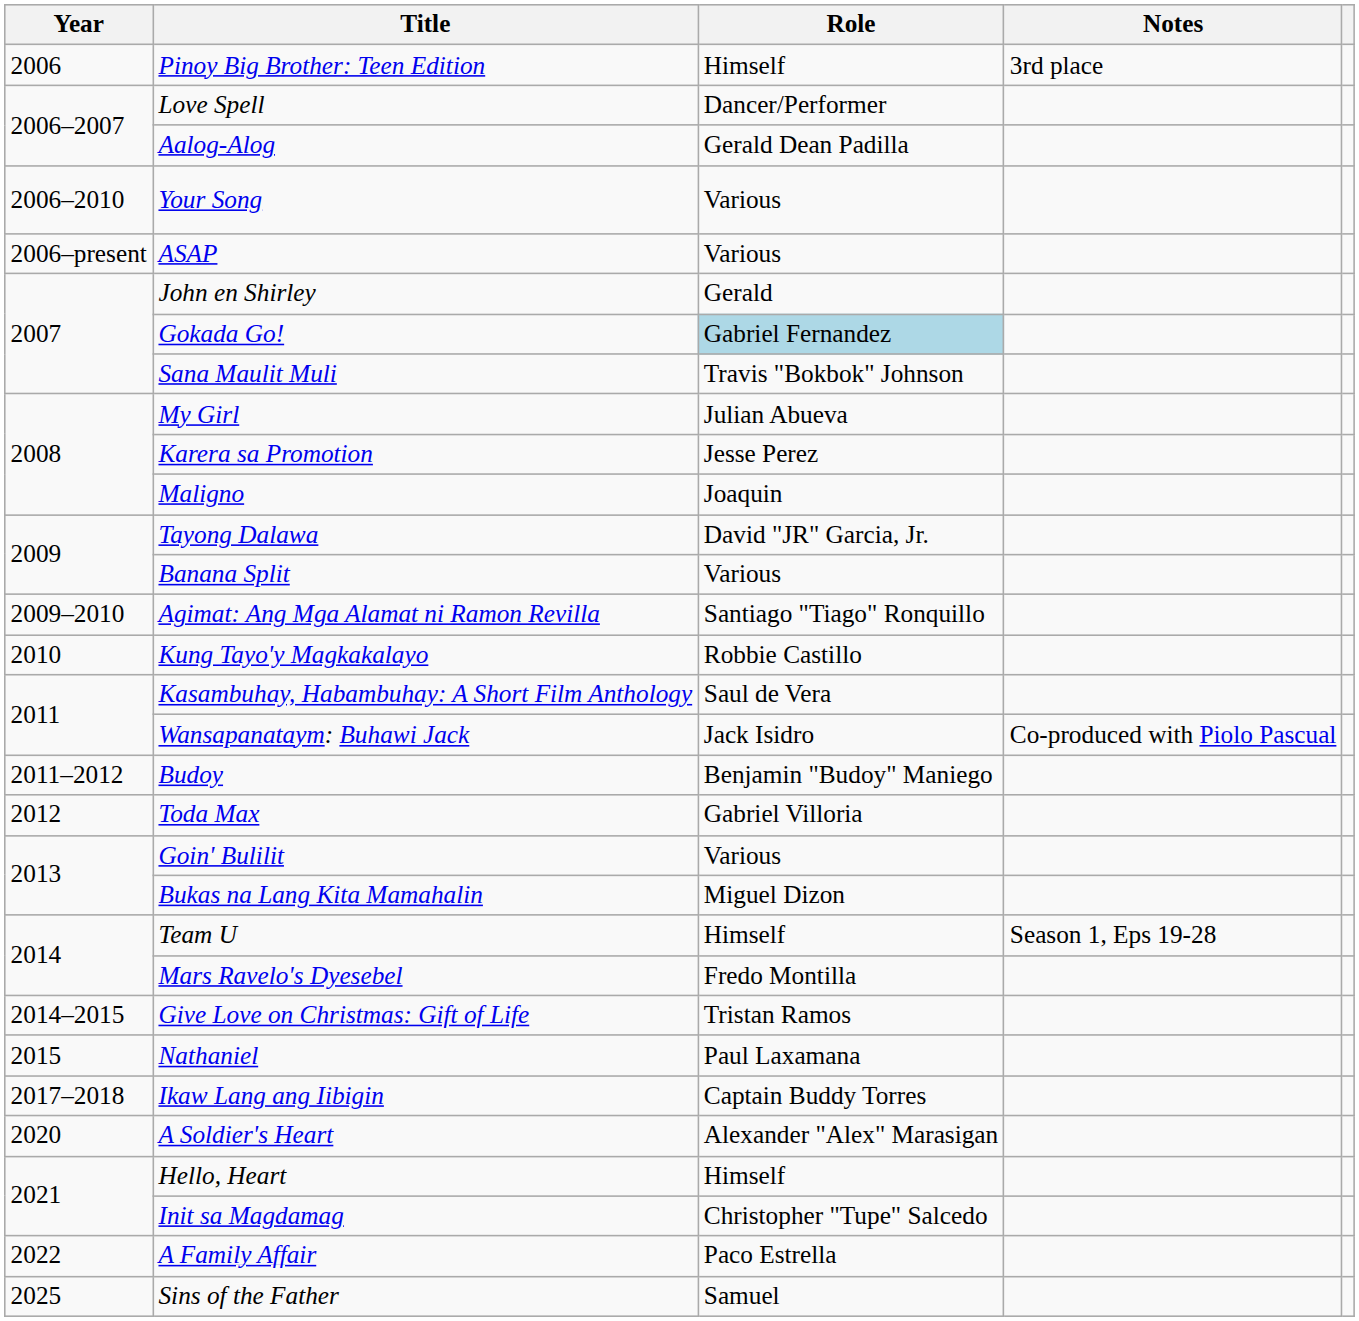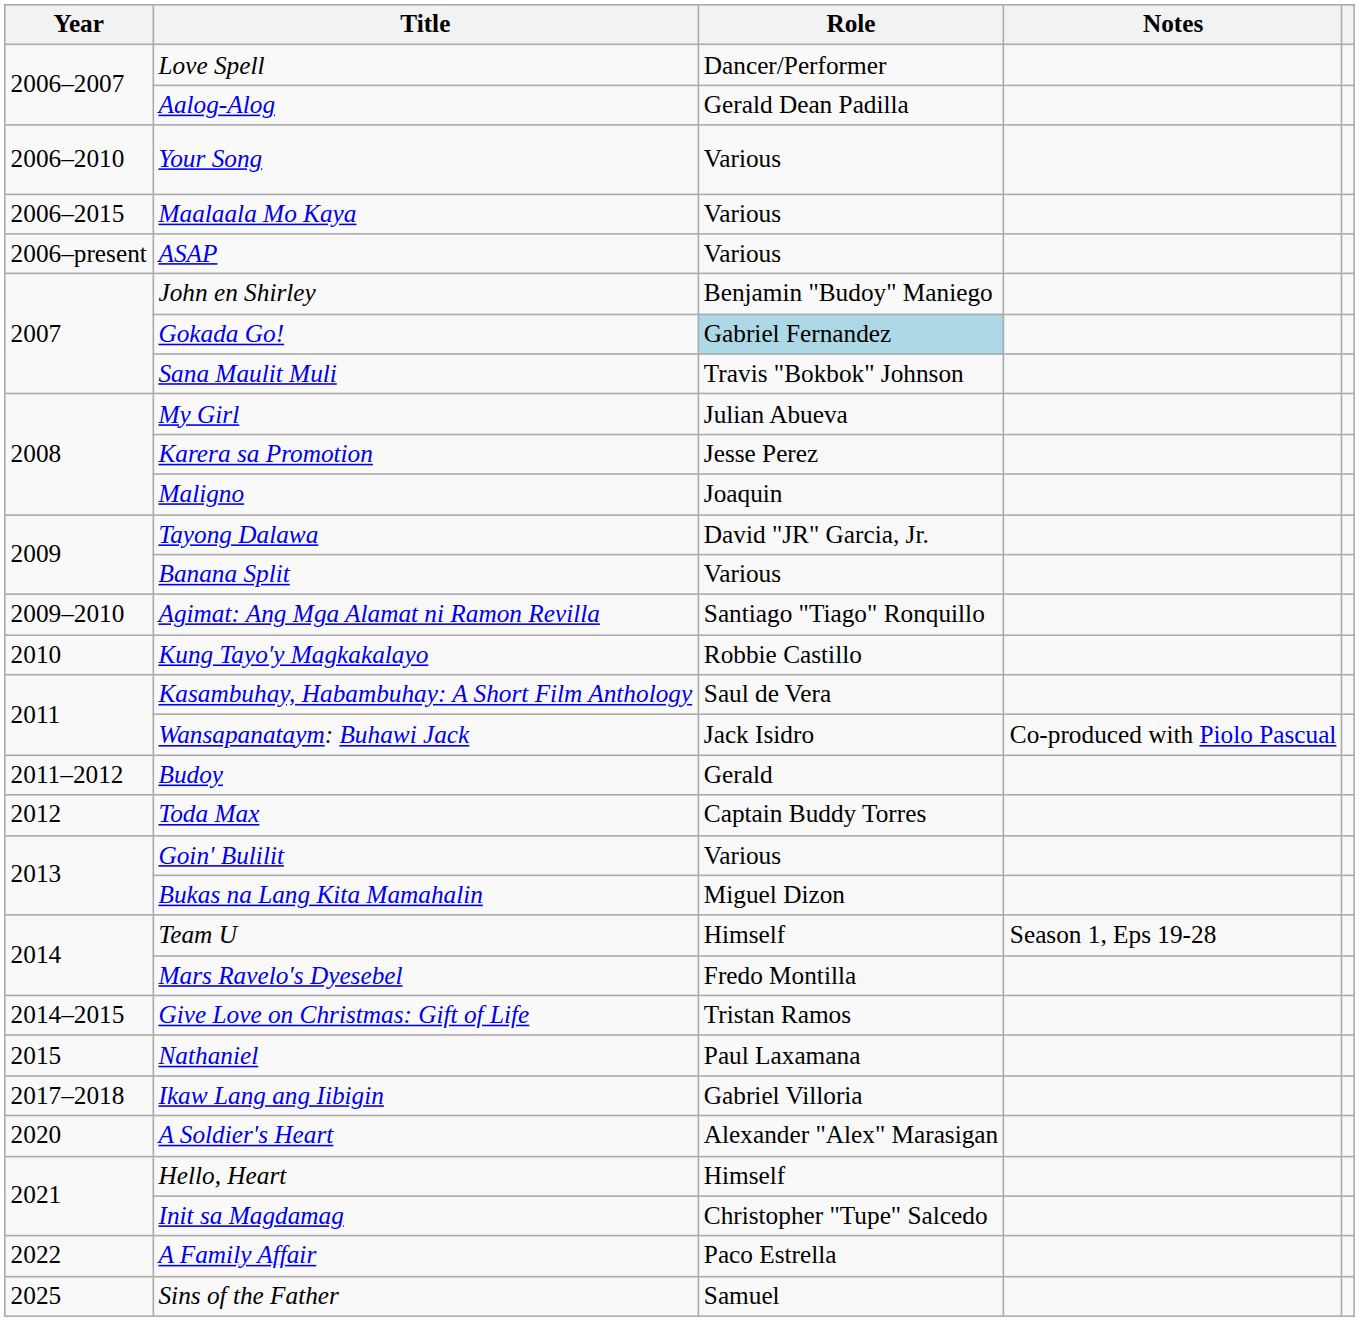- row: (322, 64)
+ row: (257, 213)
(738, 293) Gerald -> (848, 293) Benjamin "Budoy" Maniego
(848, 774) Benjamin "Budoy" Maniego -> (738, 774) Gerald
(783, 814) Gabriel Villoria -> (815, 814) Captain Buddy Torres
(815, 1095) Captain Buddy Torres -> (783, 1095) Gabriel Villoria
